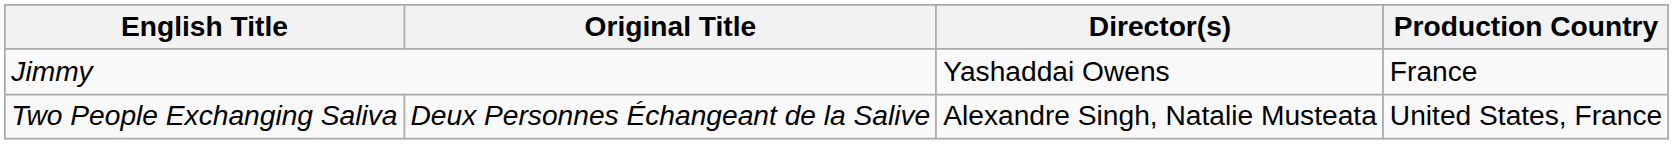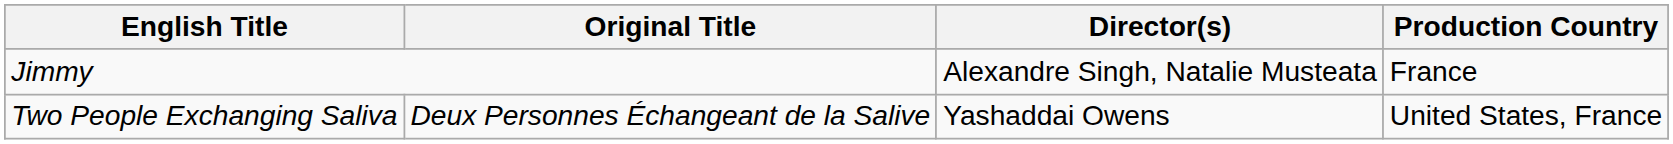(1056, 71) Yashaddai Owens -> (1160, 71) Alexandre Singh, Natalie Musteata
(1160, 116) Alexandre Singh, Natalie Musteata -> (1056, 116) Yashaddai Owens
